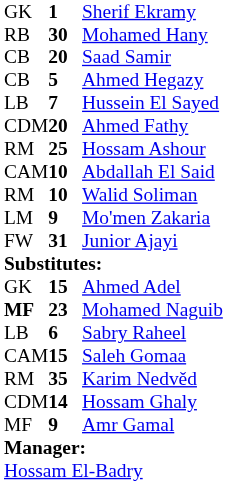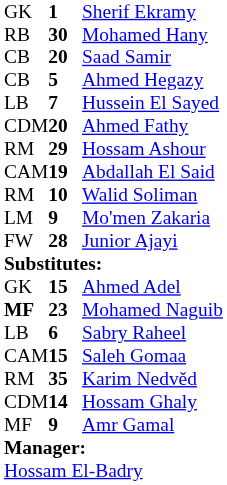(58, 148) 25 -> (58, 148) 29
(58, 171) 10 -> (58, 171) 19
(58, 240) 31 -> (58, 240) 28
